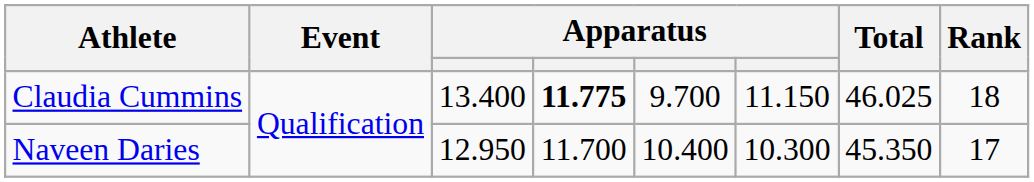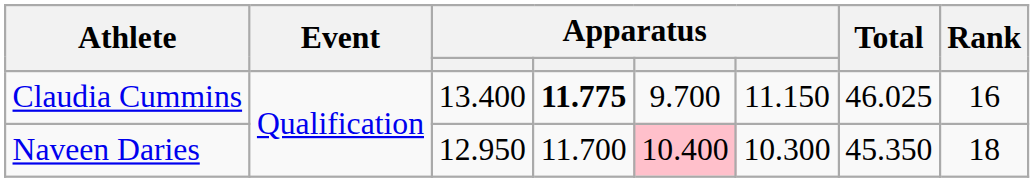(984, 97) 18 -> (984, 97) 16
(685, 149) no background -> (685, 149) pink background
(984, 149) 17 -> (984, 149) 18
